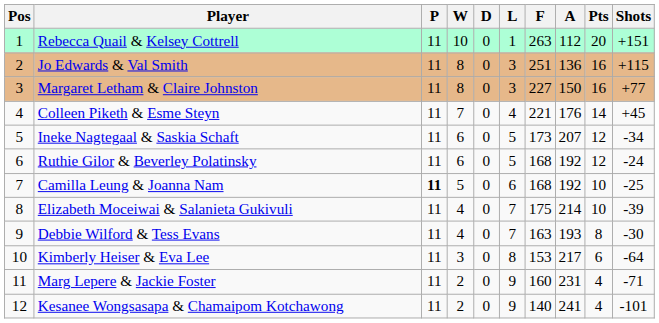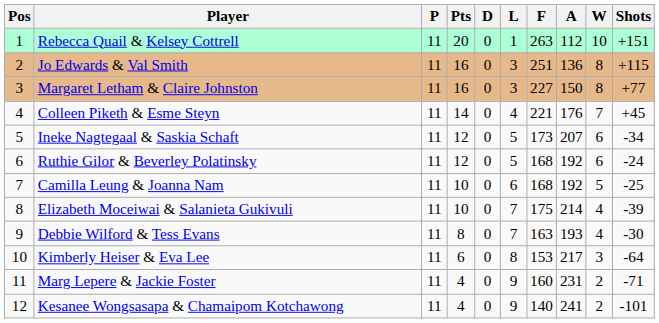columns swapped: (460, 16) <-> (599, 16)
(434, 185) bold -> (434, 185) normal
